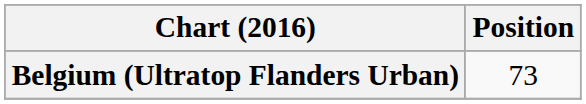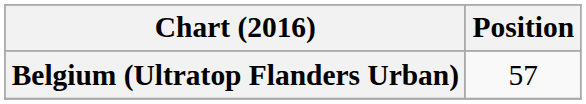(523, 74) 73 -> (523, 74) 57
